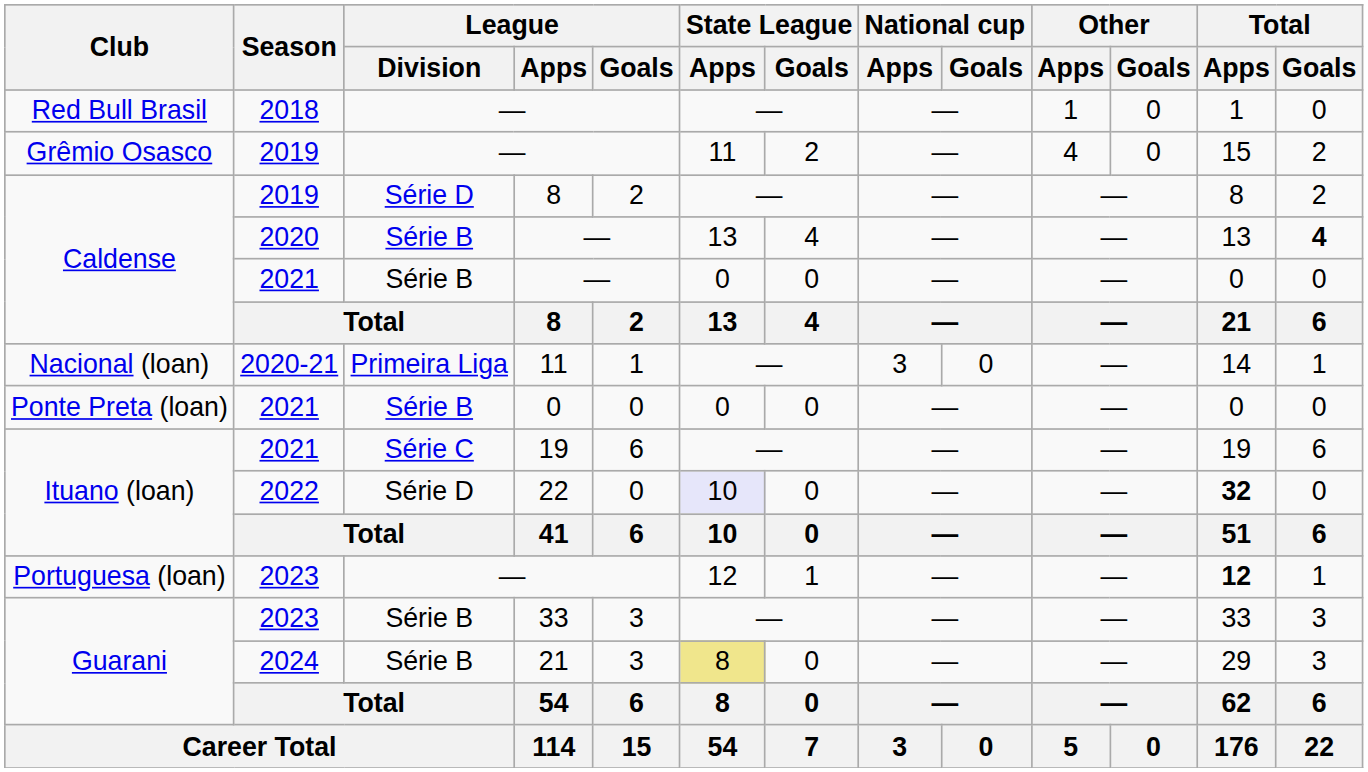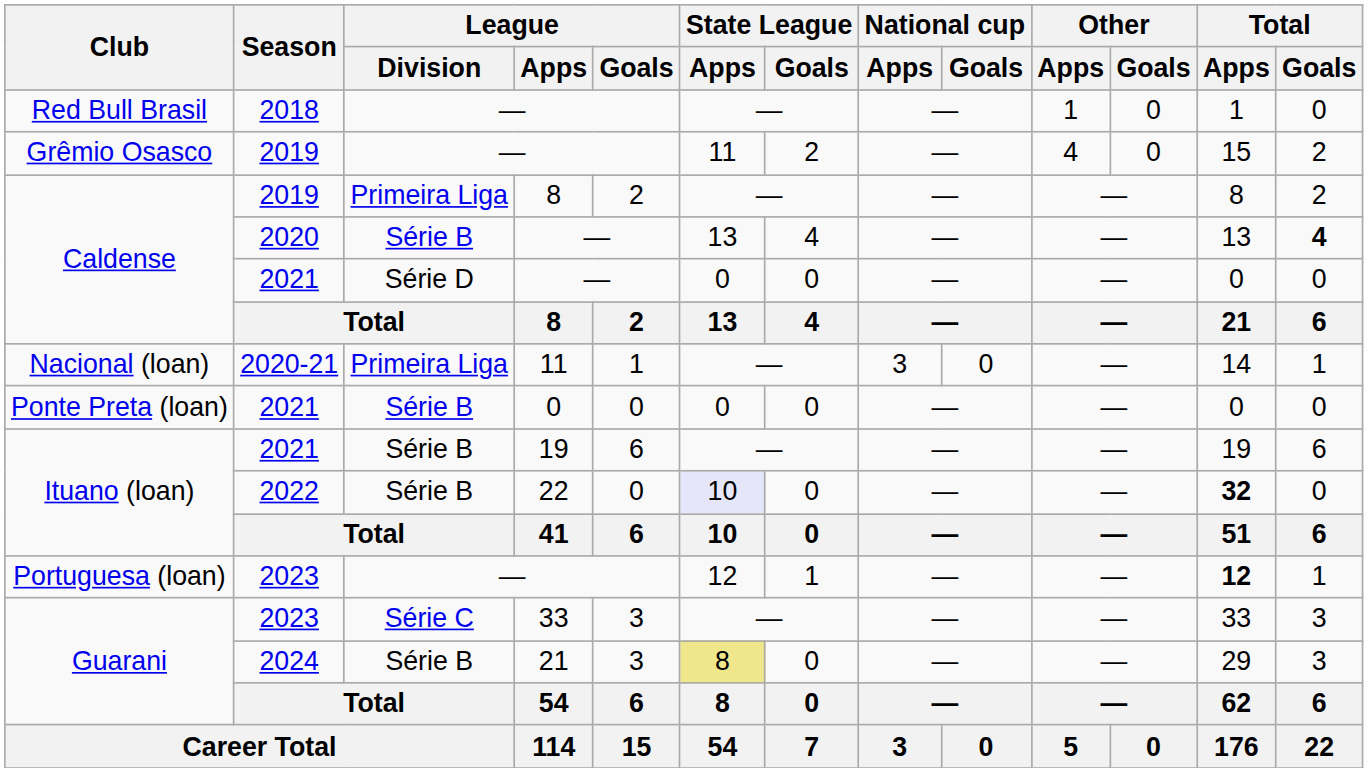(429, 195) Série D -> (429, 195) Primeira Liga
(429, 279) Série B -> (429, 279) Série D
(429, 449) Série C -> (429, 449) Série B
(429, 491) Série D -> (429, 491) Série B
(429, 618) Série B -> (429, 618) Série C
